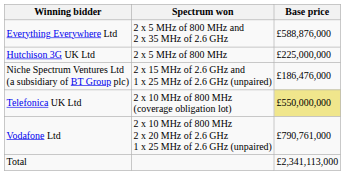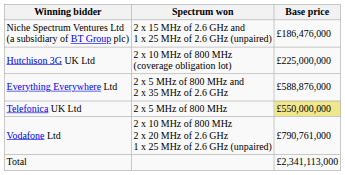rows swapped: (62, 33) <-> (68, 76)
(180, 54) 2 x 5 MHz of 800 MHz -> (183, 60) 2 x 10 MHz of 800 MHz (coverage obligation lot)
(183, 103) 2 x 10 MHz of 800 MHz (coverage obligation lot) -> (180, 108) 2 x 5 MHz of 800 MHz
